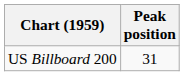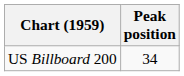(150, 58) 31 -> (150, 58) 34
